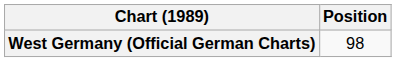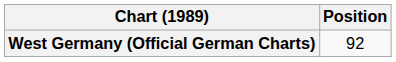(355, 43) 98 -> (355, 43) 92
